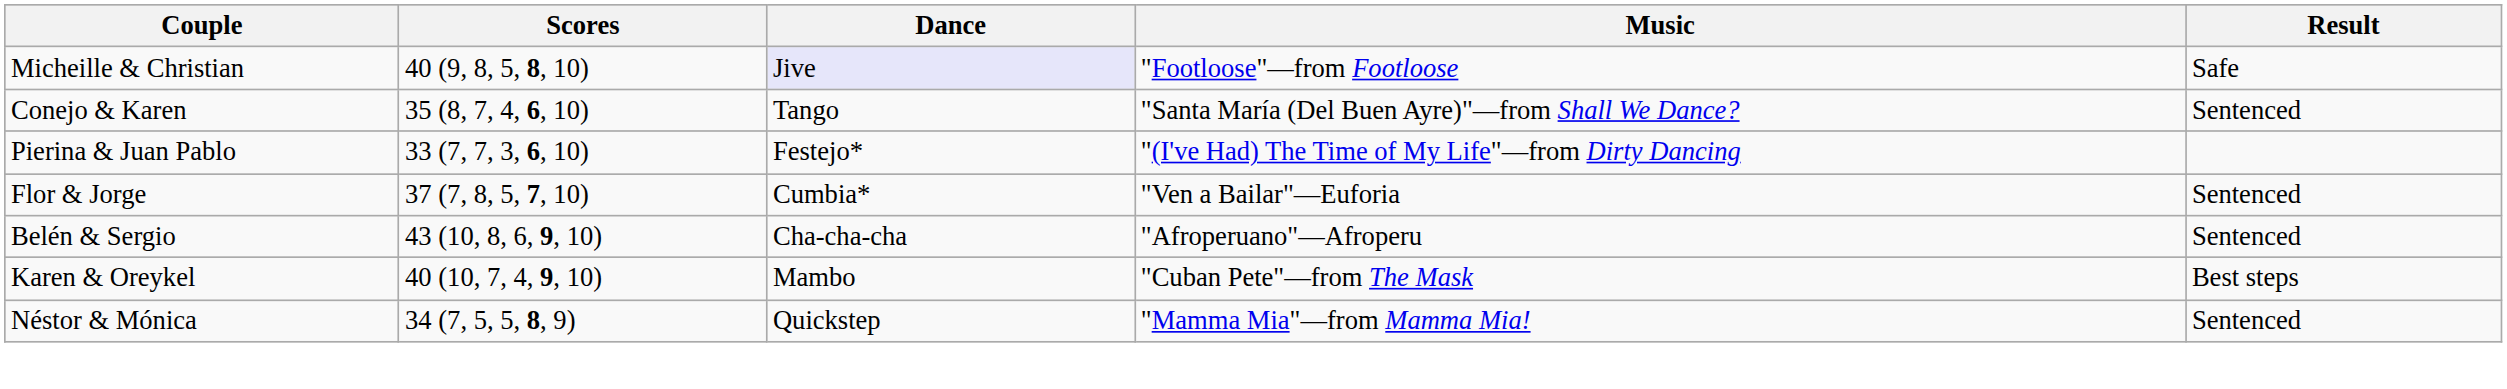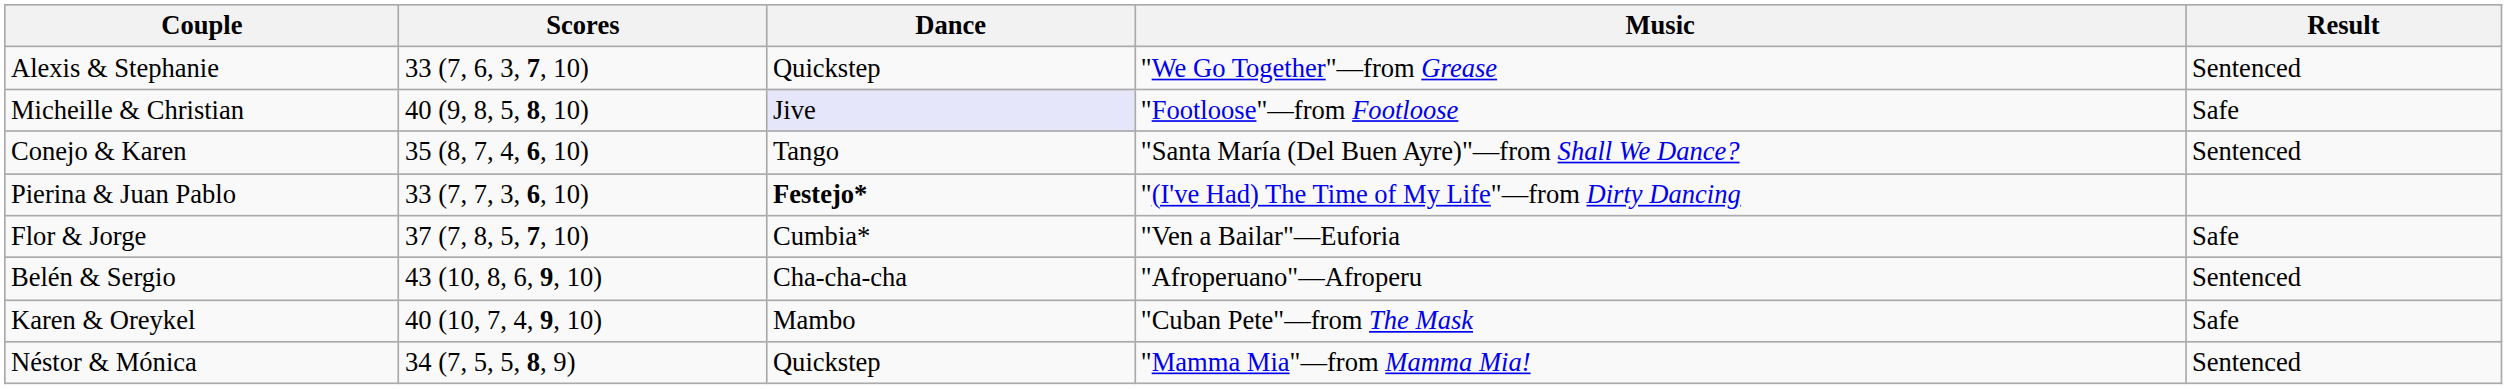+ row: (115, 67)
(818, 151) normal -> (820, 194) bold
(2246, 194) Sentenced -> (2215, 236) Safe
(2245, 278) Best steps -> (2215, 320) Safe
